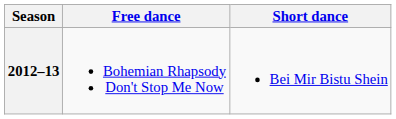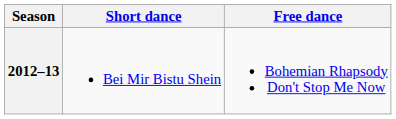columns swapped: (310, 16) <-> (146, 16)
